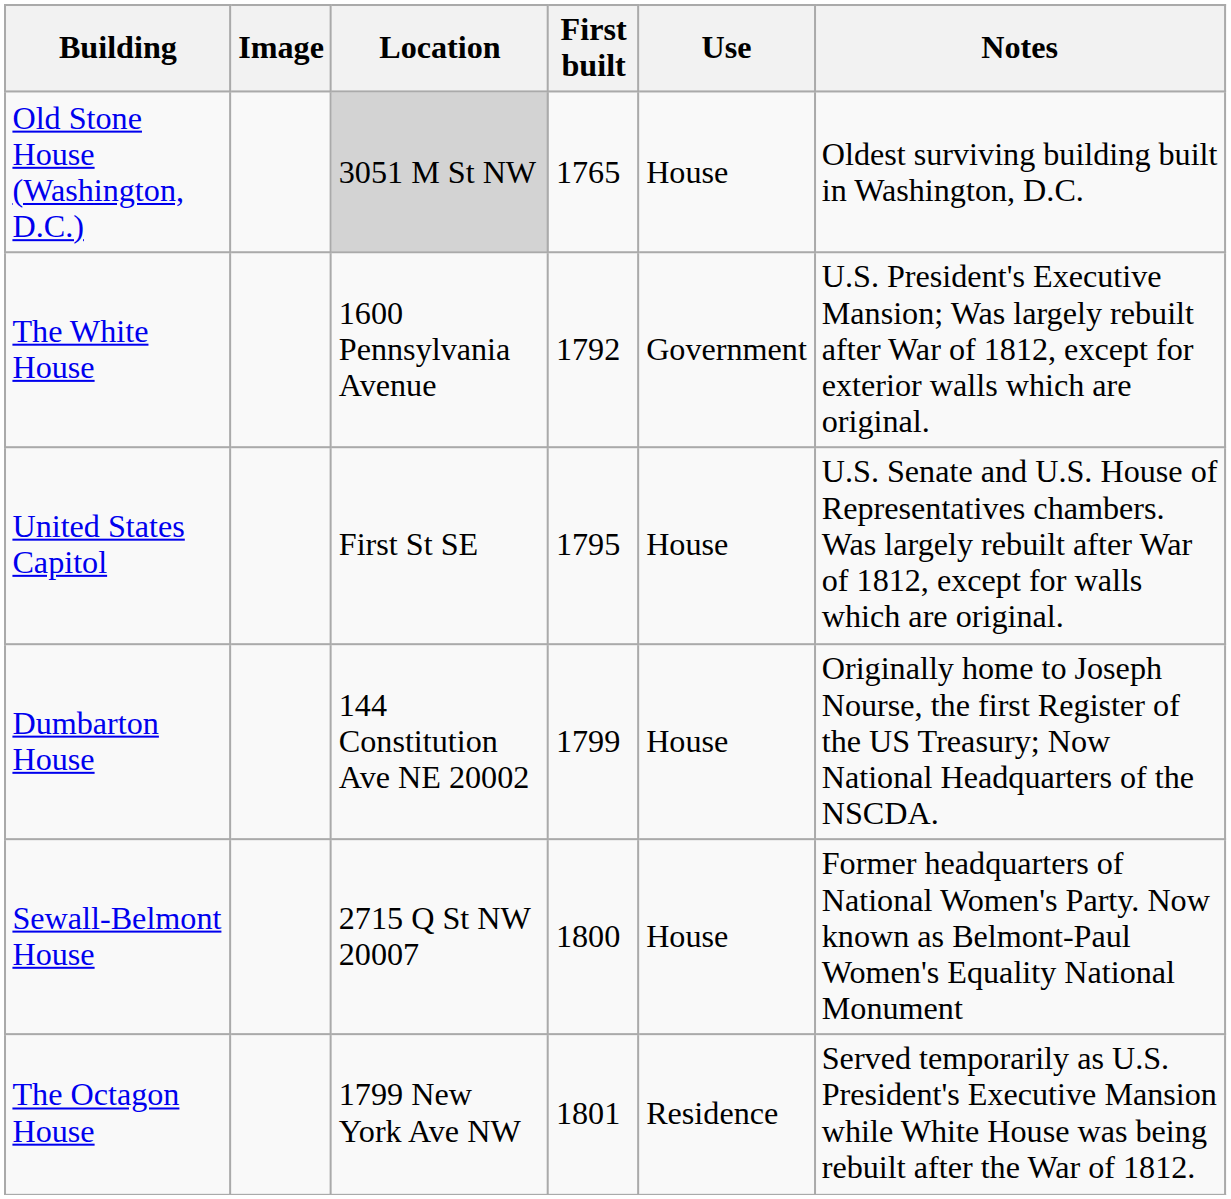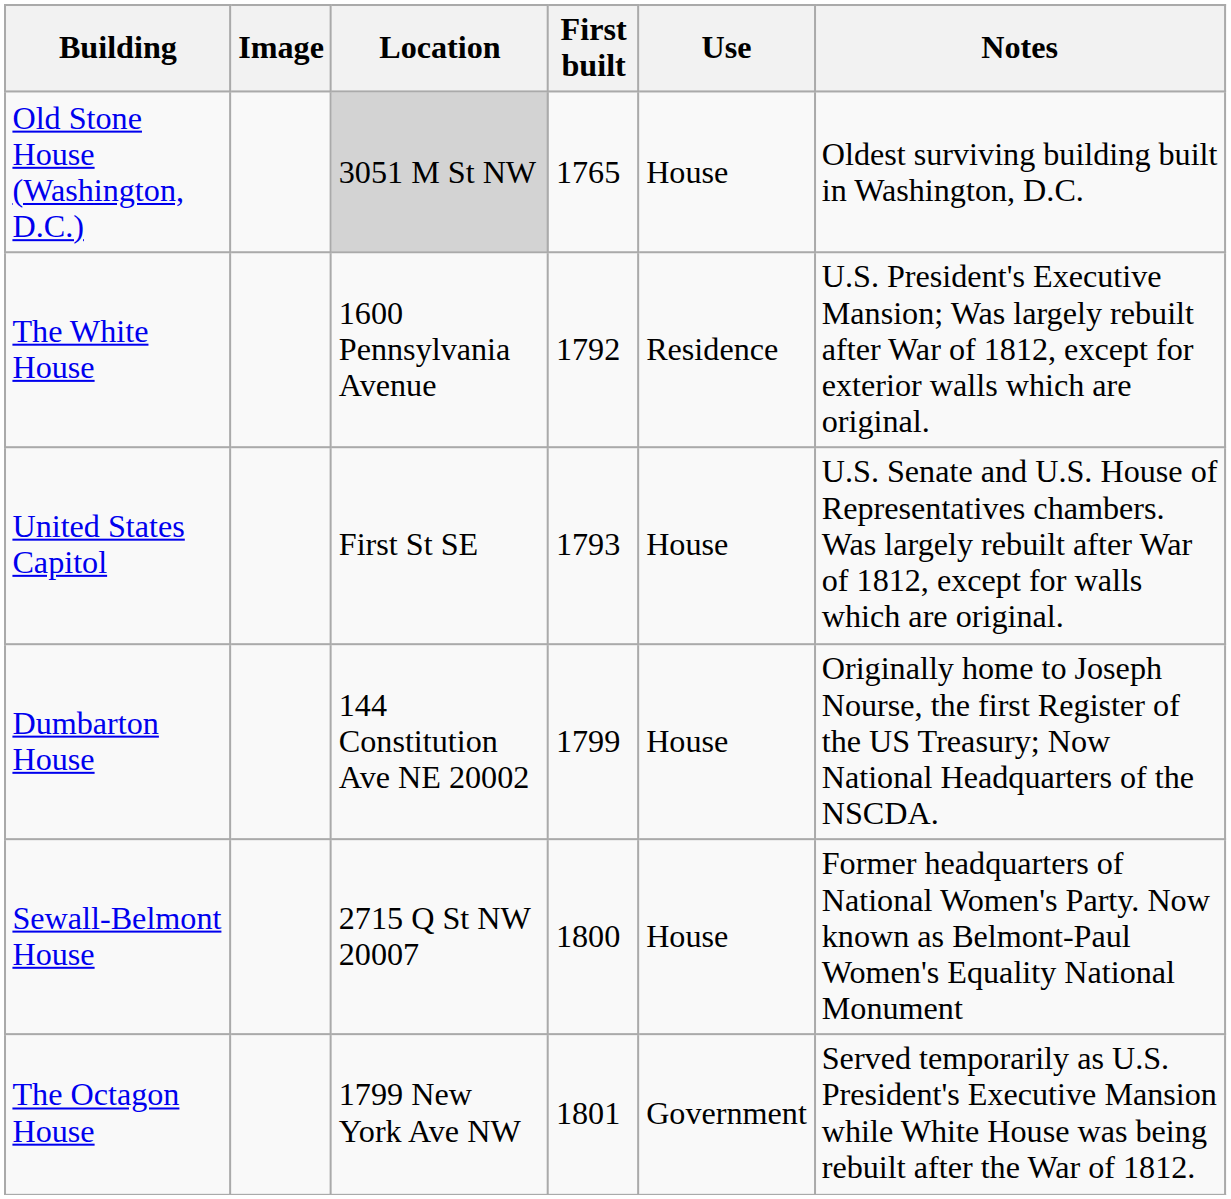(727, 349) Government -> (712, 349) Residence
(588, 544) 1795 -> (588, 544) 1793
(712, 1113) Residence -> (727, 1113) Government
